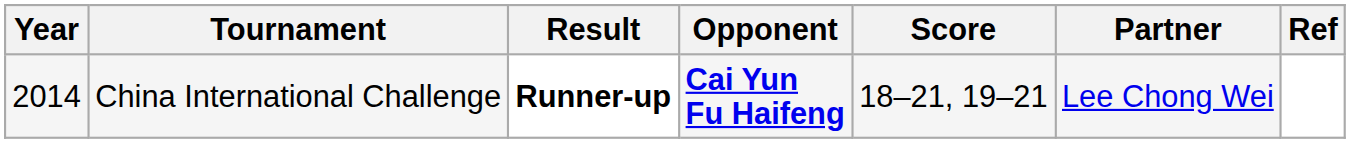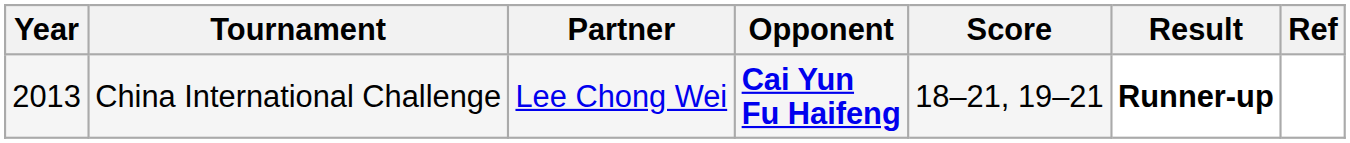columns swapped: (1168, 30) <-> (593, 30)
(47, 96) 2014 -> (47, 96) 2013
